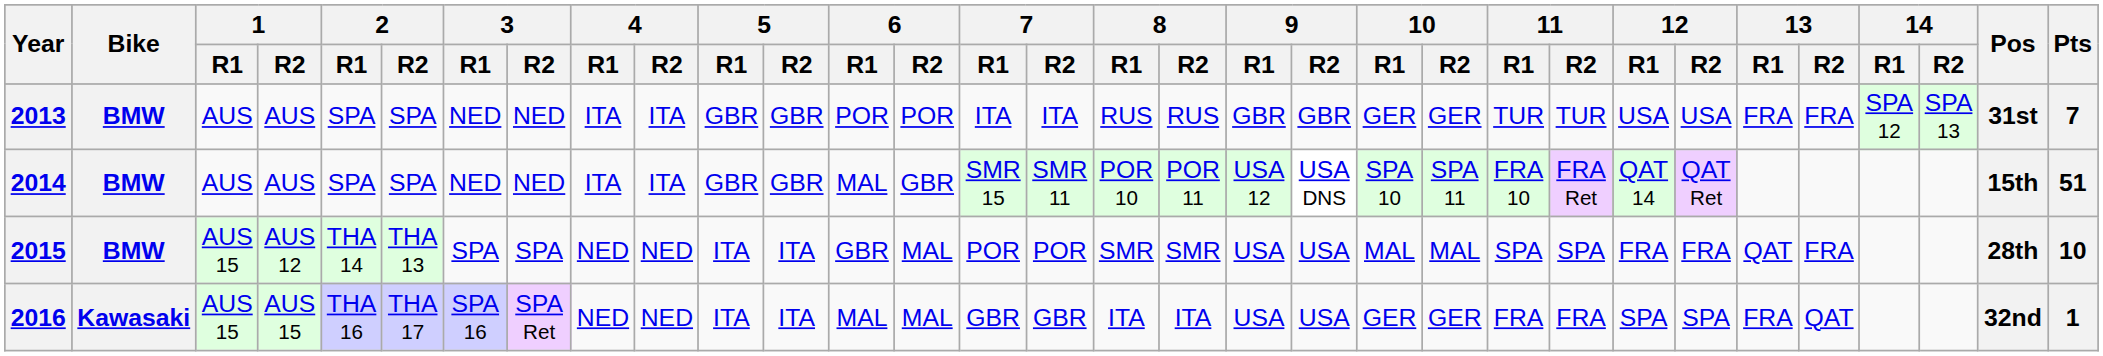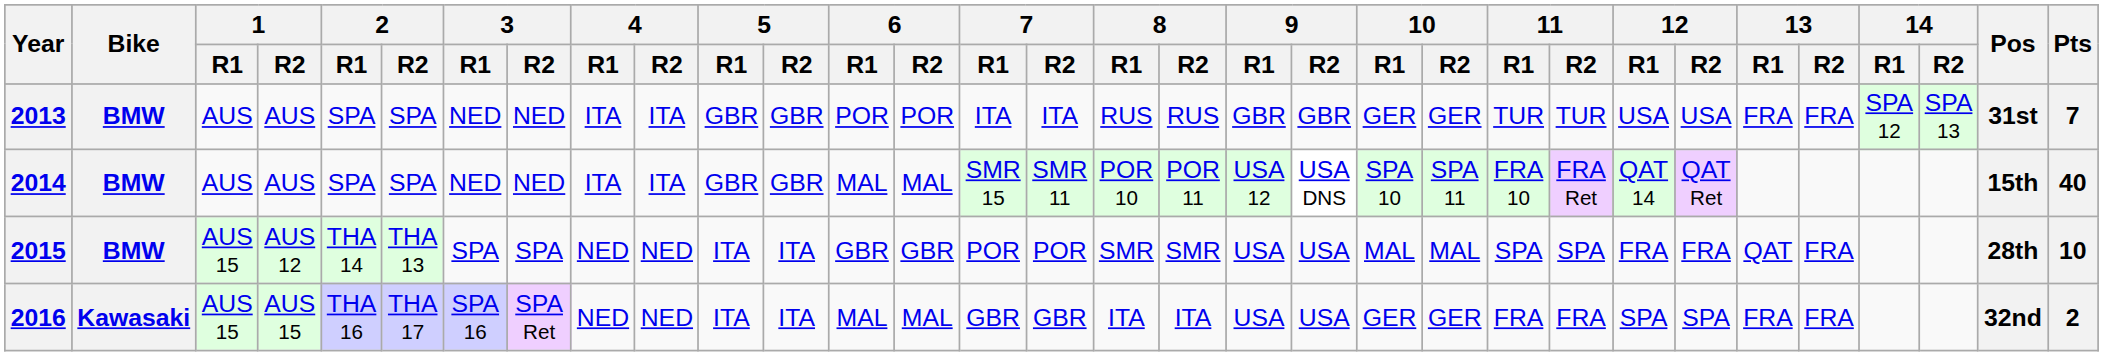(927, 183) GBR -> (927, 183) MAL
(2073, 183) 51 -> (2073, 183) 40
(927, 250) MAL -> (927, 250) GBR
(1829, 317) QAT -> (1829, 317) FRA
(2073, 317) 1 -> (2073, 317) 2
